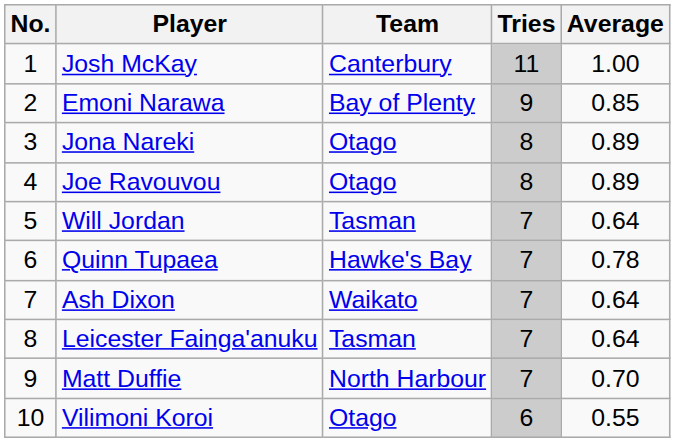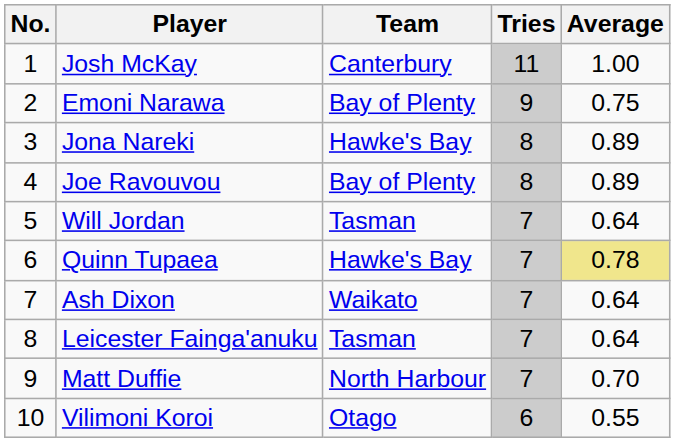(615, 102) 0.85 -> (615, 102) 0.75
(363, 142) Otago -> (400, 142) Hawke's Bay
(363, 181) Otago -> (402, 181) Bay of Plenty
(615, 260) no background -> (615, 260) khaki background
